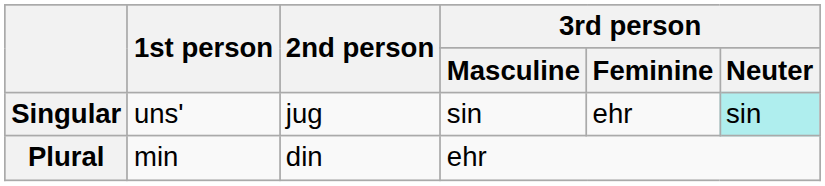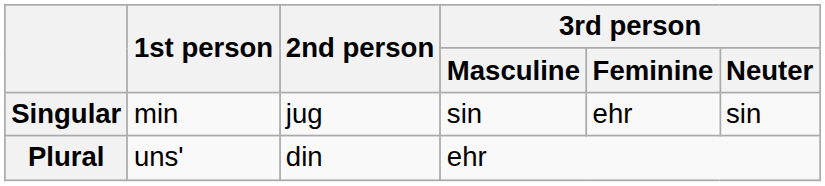(159, 113) uns' -> (156, 113) min
(744, 113) paleturquoise background -> (744, 113) no background
(156, 157) min -> (159, 157) uns'
